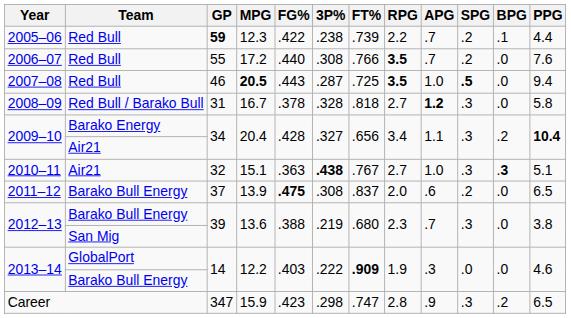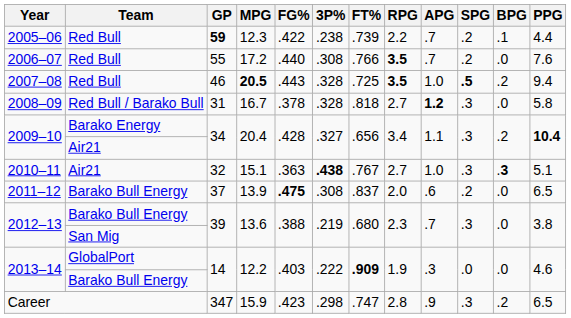(330, 81) .287 -> (330, 81) .328
(502, 81) .0 -> (502, 81) .2
